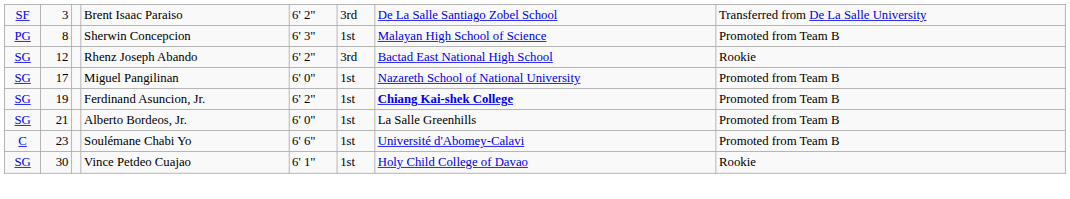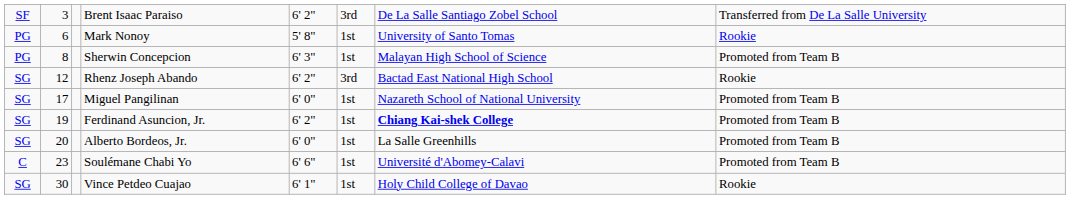+ row: (117, 36)
(62, 120) 21 -> (62, 141) 20
